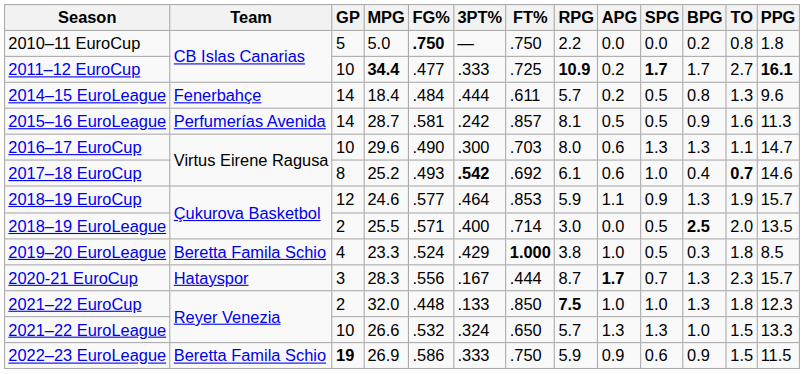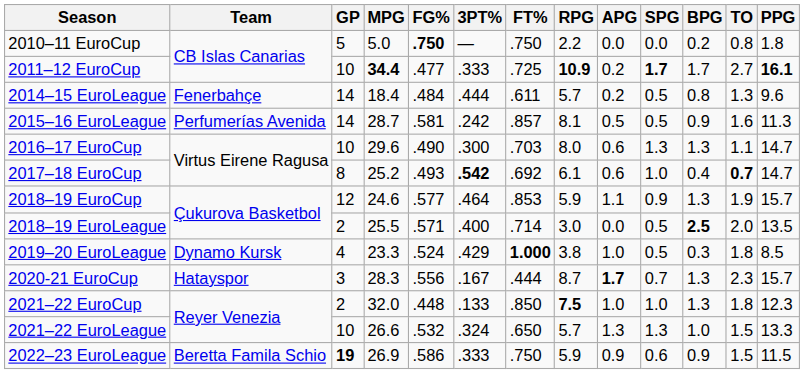(777, 174) 14.6 -> (777, 174) 14.7
(250, 252) Beretta Famila Schio -> (228, 252) Dynamo Kursk
